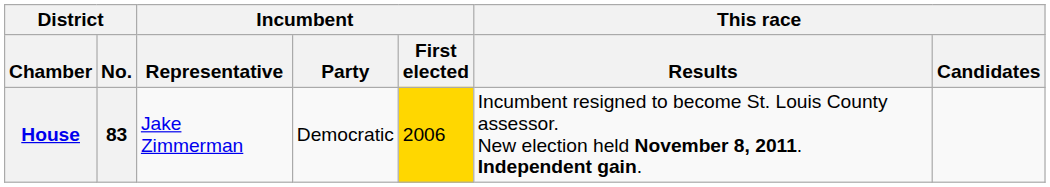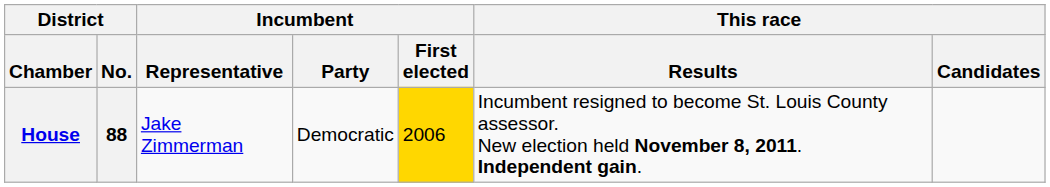(117, 134) 83 -> (117, 134) 88
